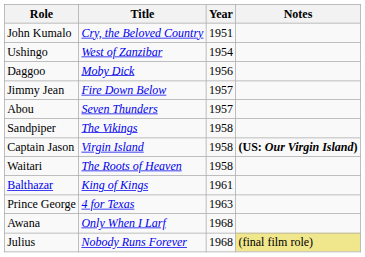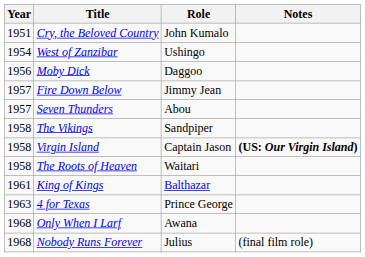columns swapped: (221, 14) <-> (42, 14)
(276, 242) khaki background -> (276, 242) no background
